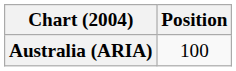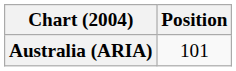(194, 50) 100 -> (194, 50) 101
